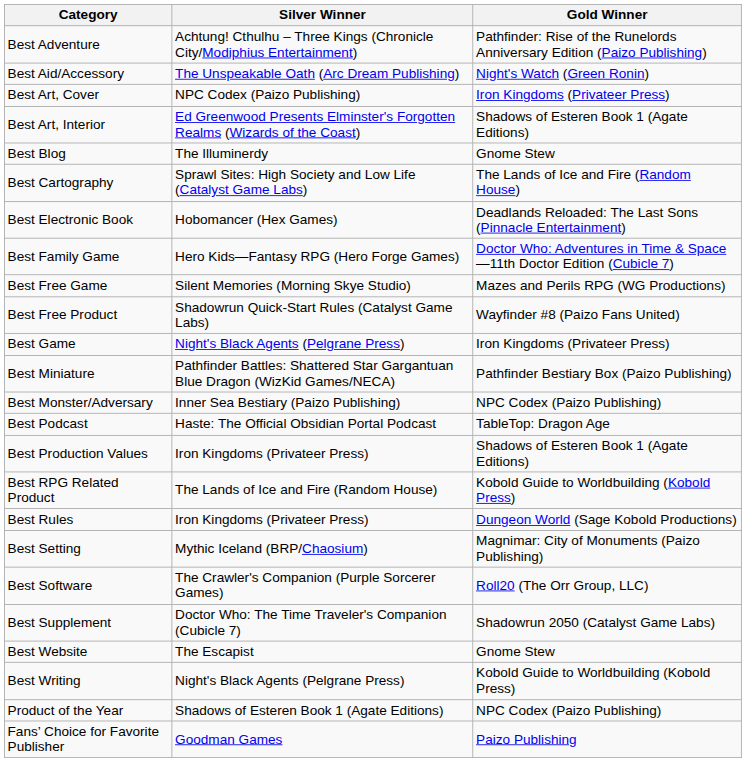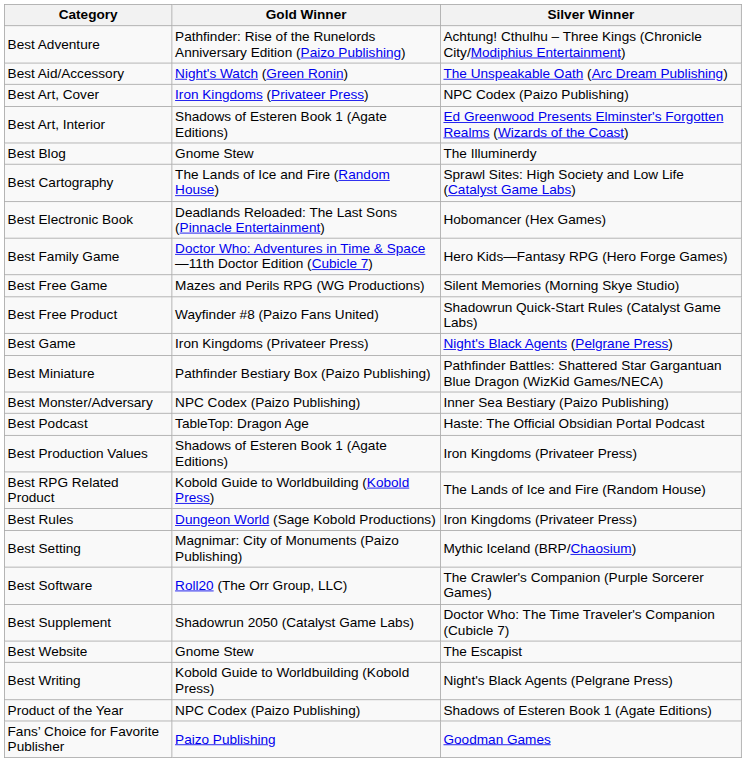columns swapped: (607, 15) <-> (322, 15)
